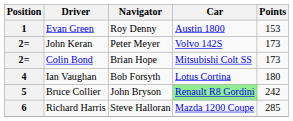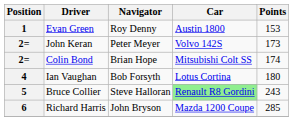(273, 60) 173 -> (273, 60) 174
(136, 92) John Bryson -> (140, 92) Steve Halloran
(273, 92) 242 -> (273, 92) 243
(140, 108) Steve Halloran -> (136, 108) John Bryson
